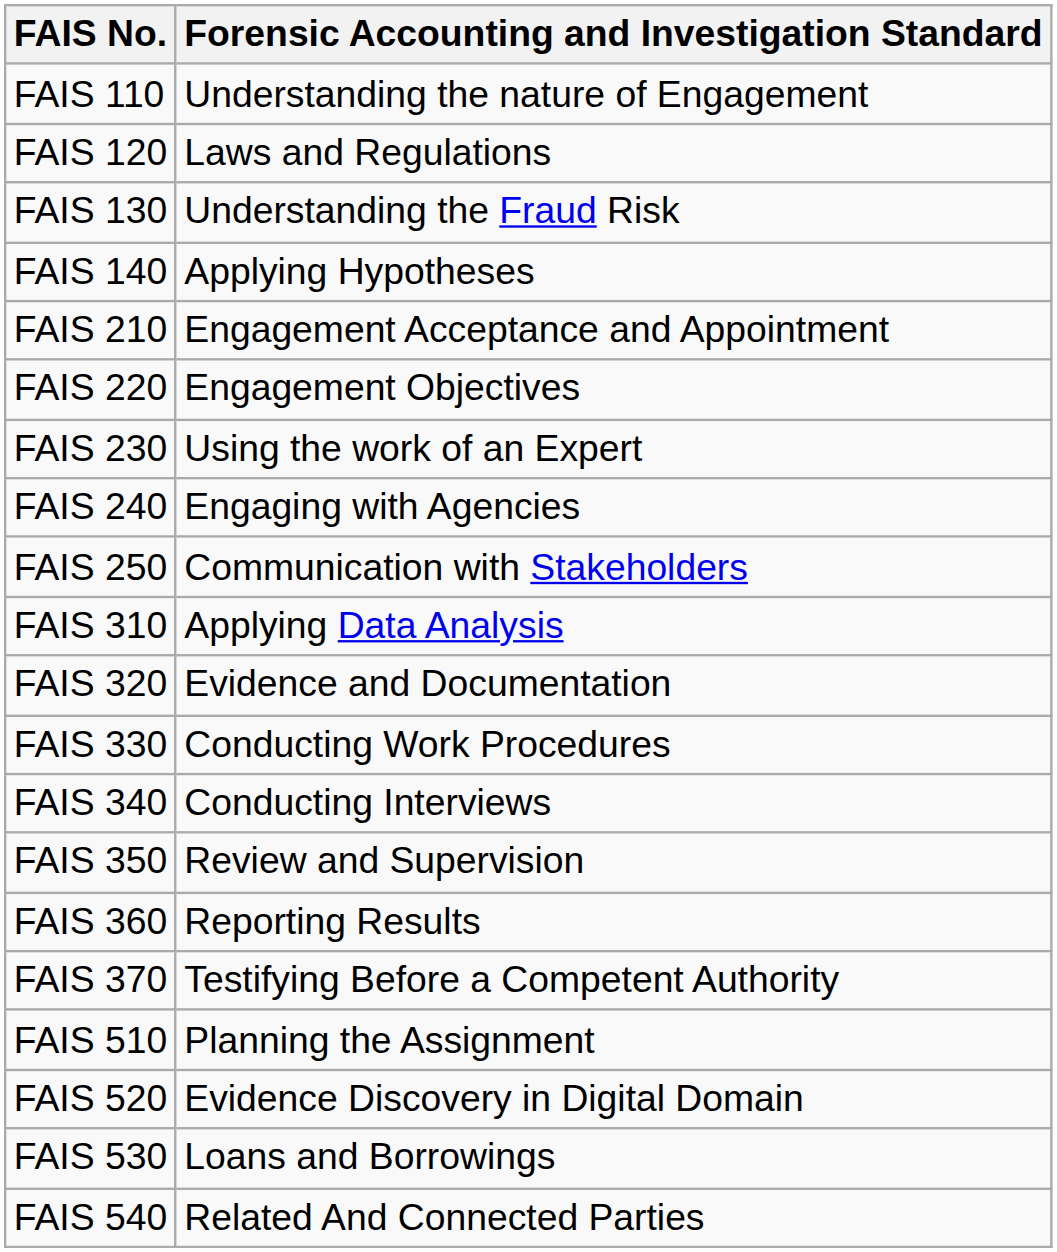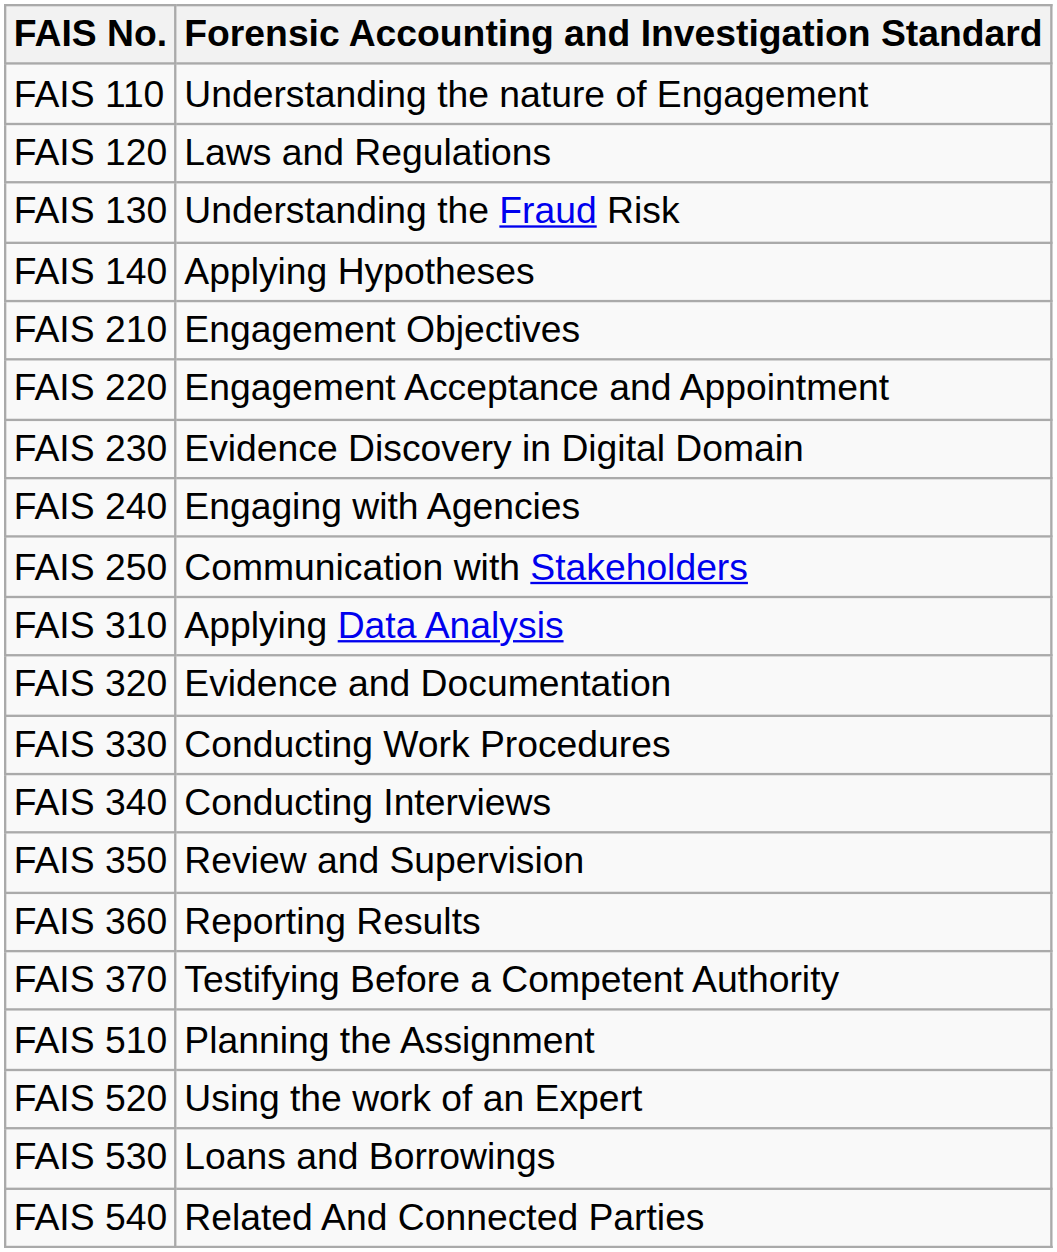(537, 329) Engagement Acceptance and Appointment -> (382, 329) Engagement Objectives
(382, 388) Engagement Objectives -> (537, 388) Engagement Acceptance and Appointment
(413, 447) Using the work of an Expert -> (494, 447) Evidence Discovery in Digital Domain
(494, 1098) Evidence Discovery in Digital Domain -> (413, 1098) Using the work of an Expert
